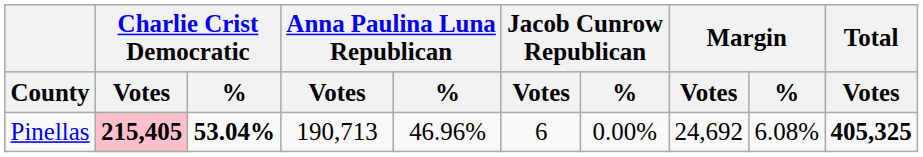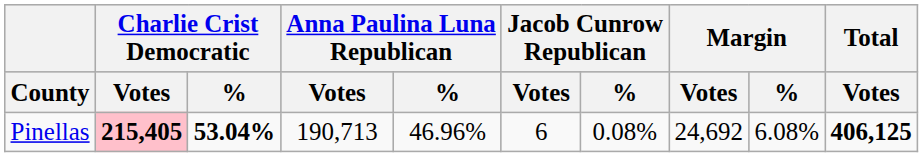(625, 131) 0.00% -> (625, 131) 0.08%
(871, 131) 405,325 -> (871, 131) 406,125
